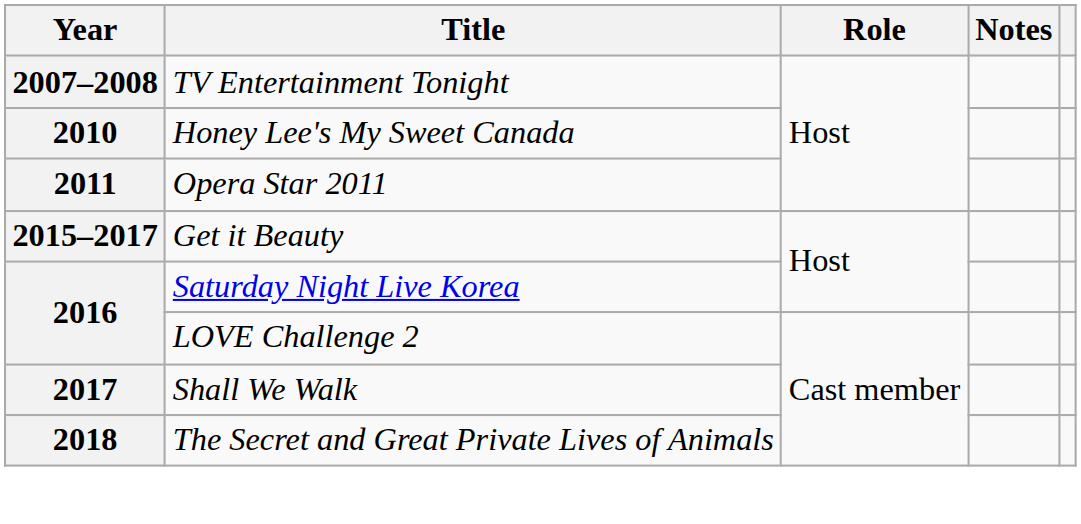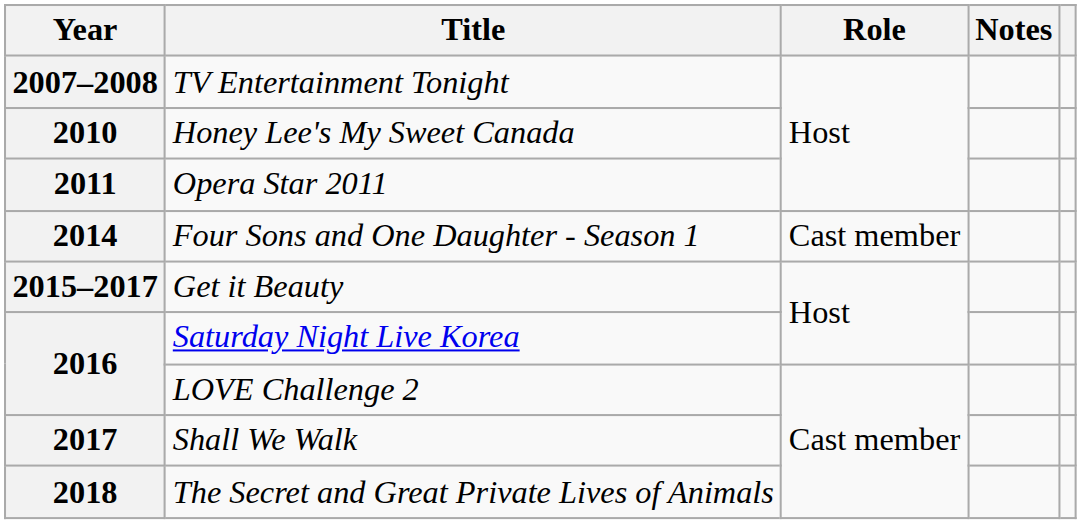+ row: (436, 235)
